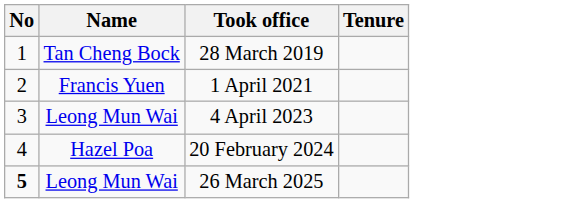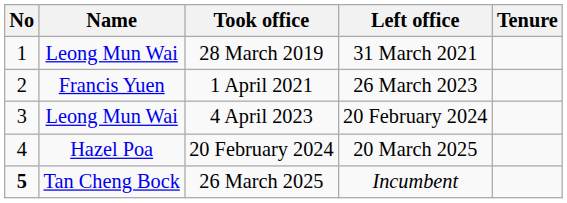+ column: (415, 20)
(112, 52) Tan Cheng Bock -> (112, 52) Leong Mun Wai
(112, 181) Leong Mun Wai -> (112, 181) Tan Cheng Bock
